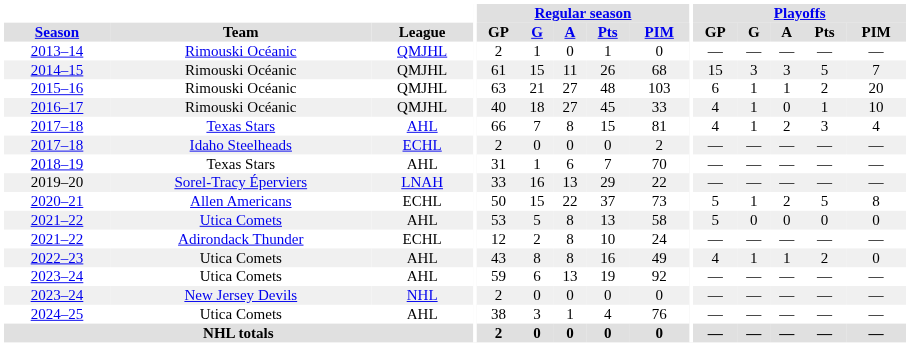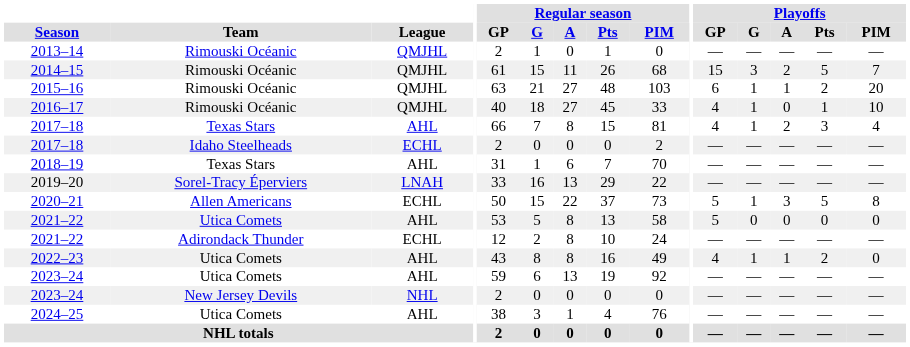(787, 69) 3 -> (787, 69) 2
(787, 201) 2 -> (787, 201) 3
